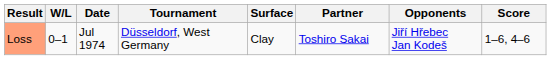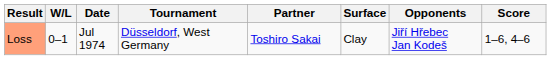columns swapped: (272, 13) <-> (342, 13)
